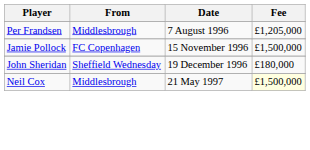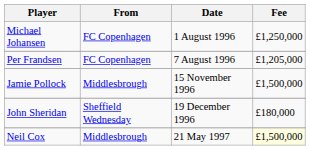+ row: (26, 36)
(104, 30) Middlesbrough -> (117, 60) FC Copenhagen
(106, 47) FC Copenhagen -> (115, 83) Middlesbrough
